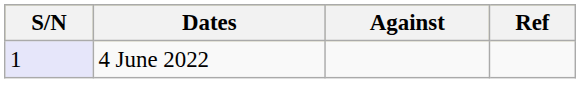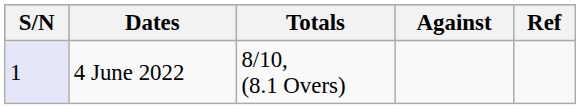+ column: (316, 22)
